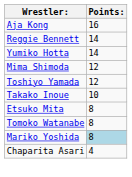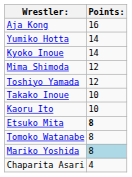- row: (43, 39)
+ row: (35, 53)
+ row: (30, 109)
(91, 109) normal -> (91, 123) bold
